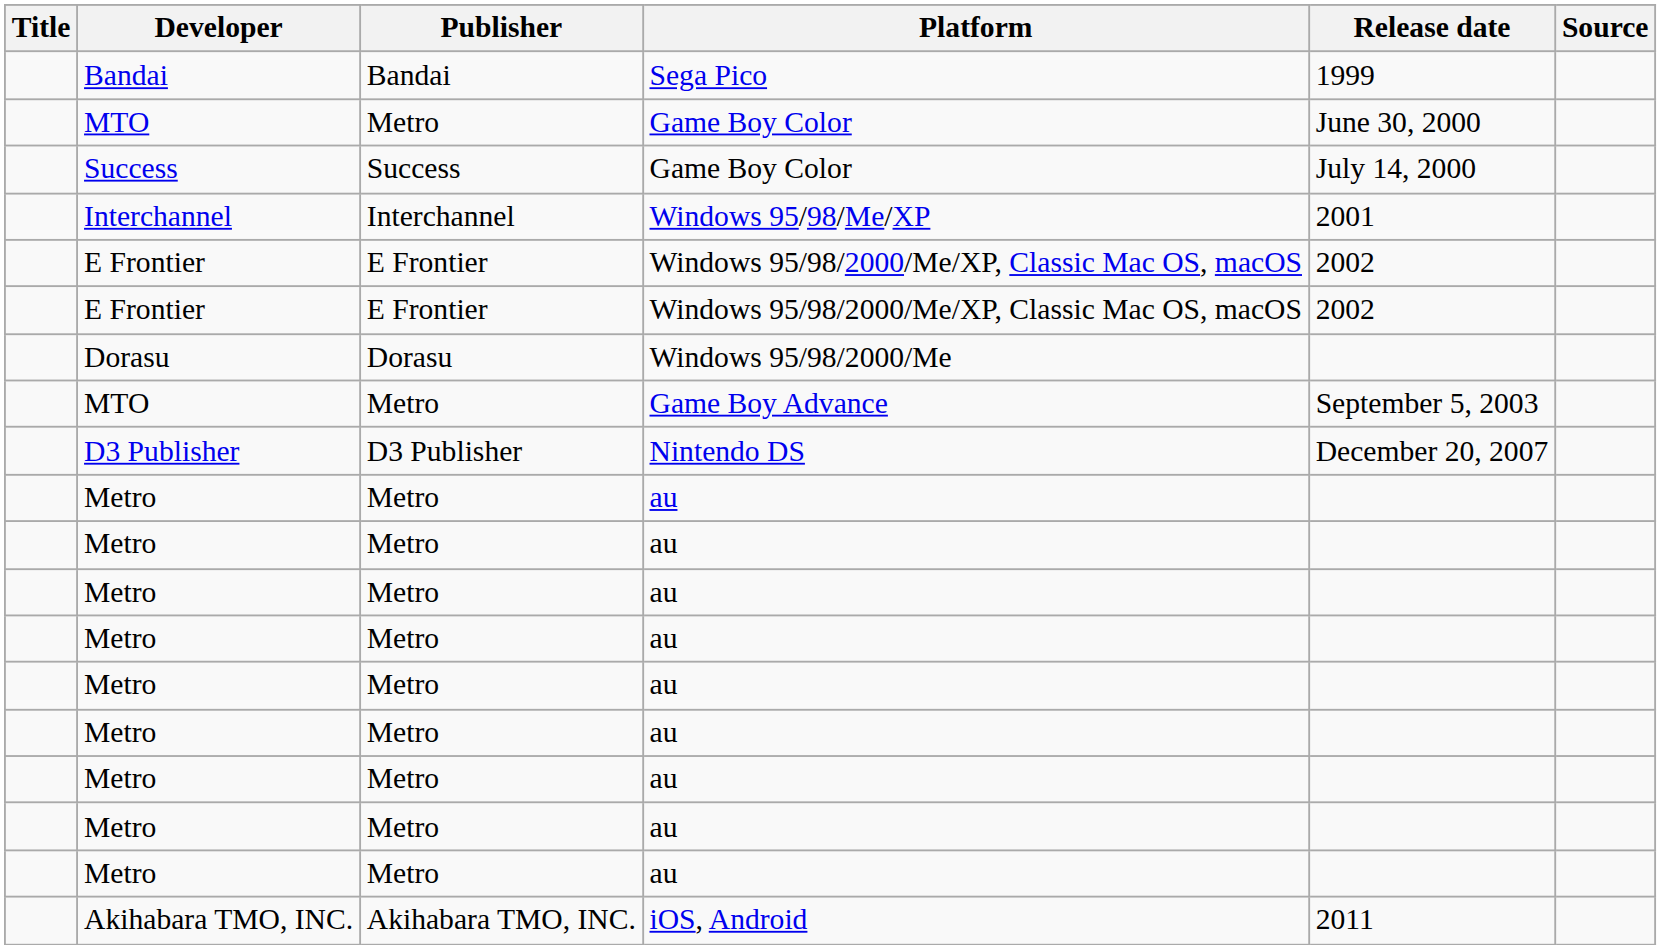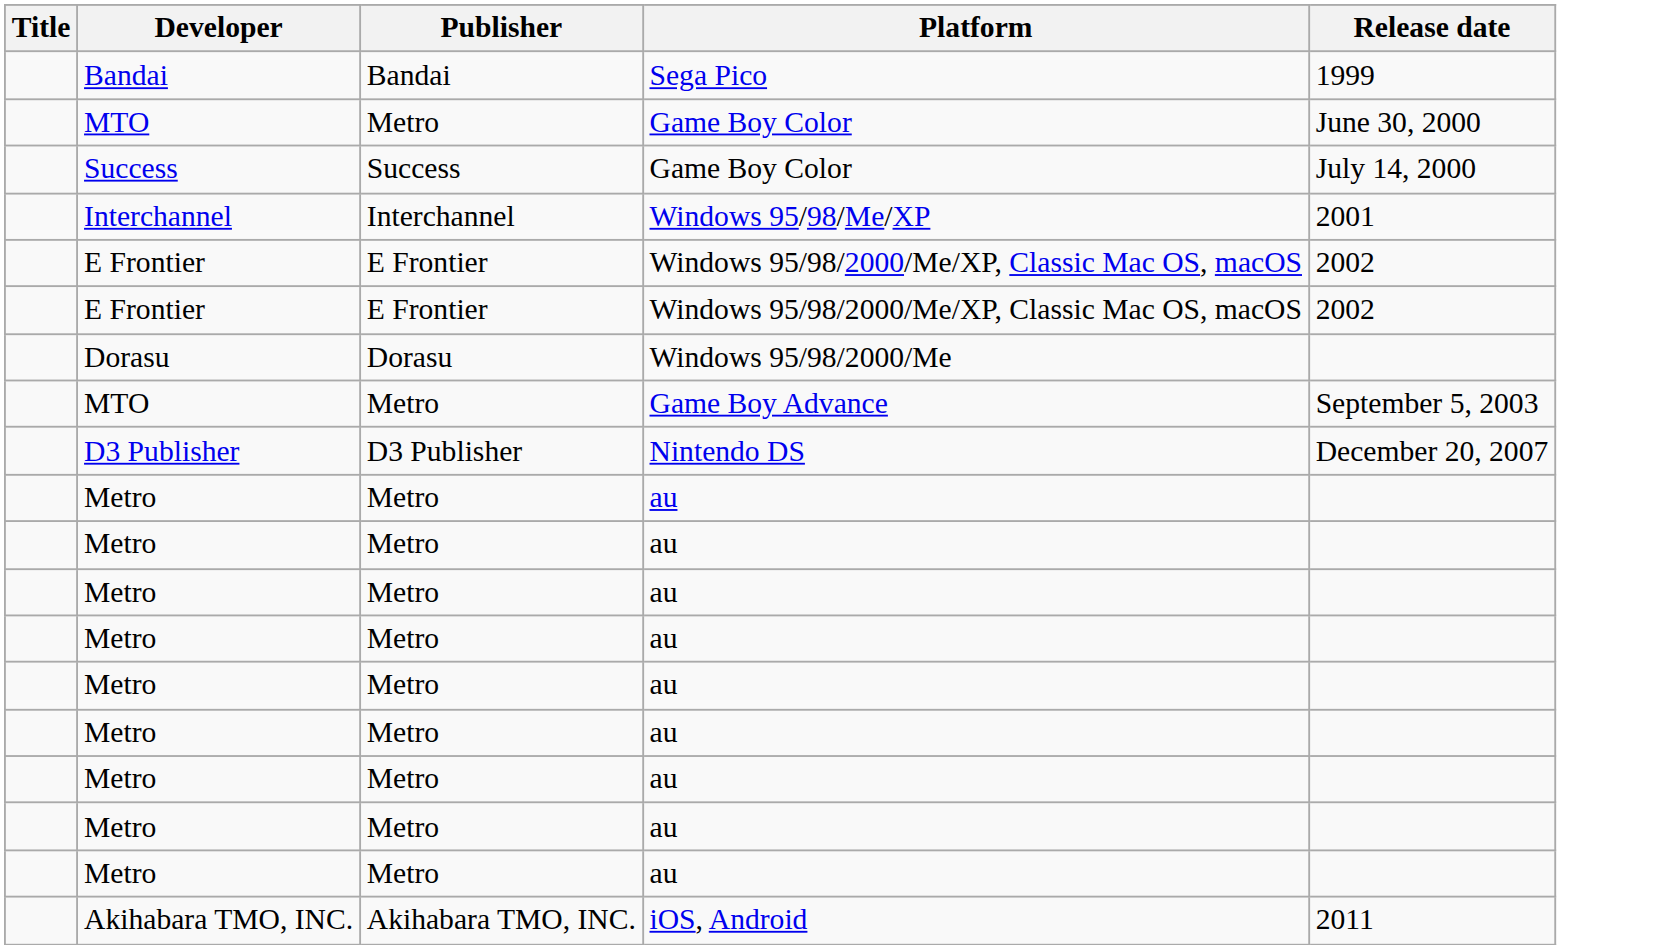- column: (1605, 27)
